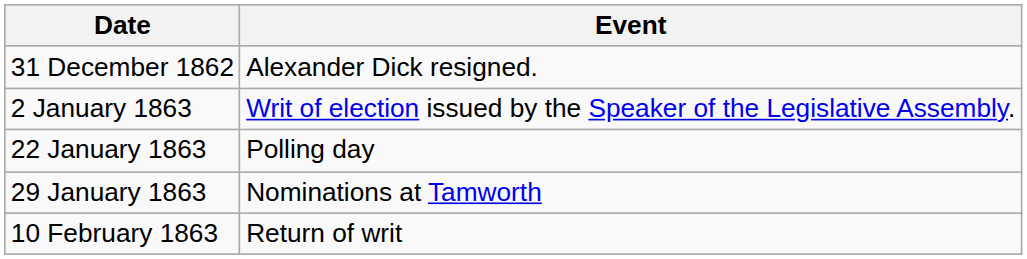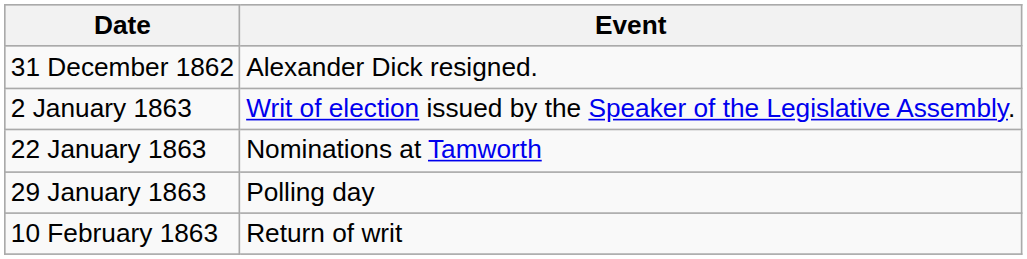(310, 150) Polling day -> (394, 150) Nominations at Tamworth
(394, 191) Nominations at Tamworth -> (310, 191) Polling day
